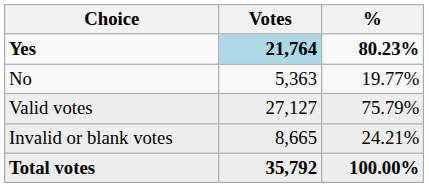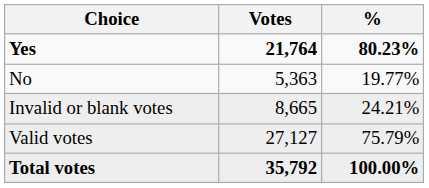(291, 49) lightblue background -> (291, 49) no background
rows swapped: (51, 108) <-> (91, 138)
